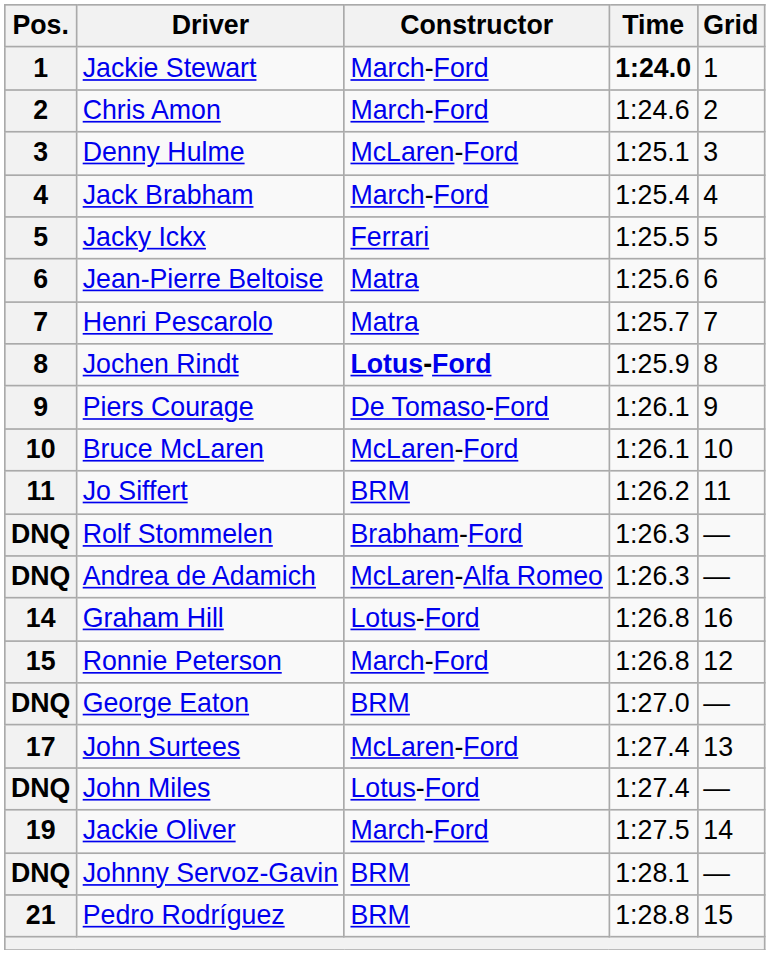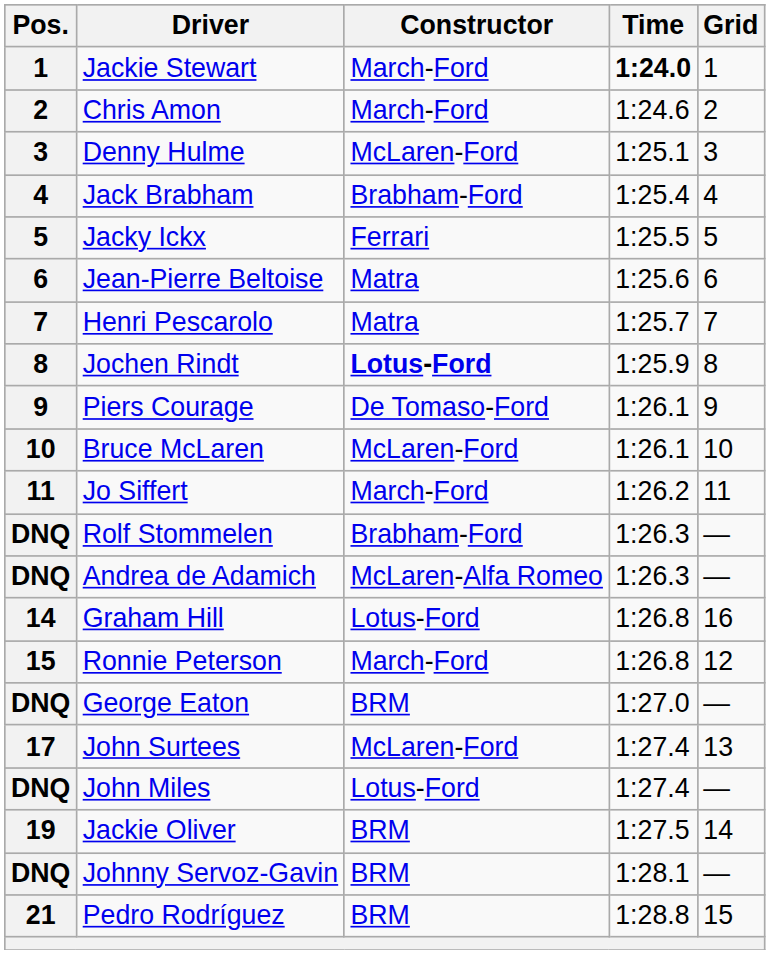(420, 195) March-Ford -> (437, 195) Brabham-Ford
(380, 491) BRM -> (420, 491) March-Ford
(420, 830) March-Ford -> (380, 830) BRM
